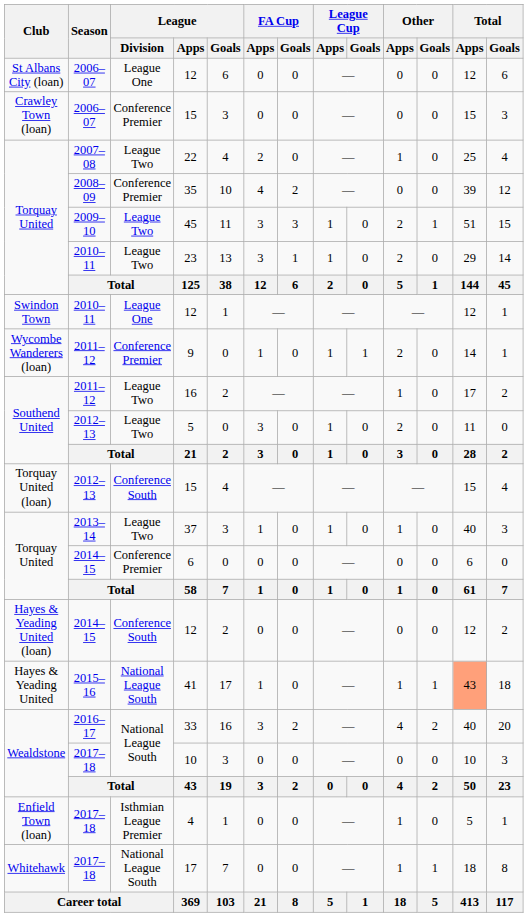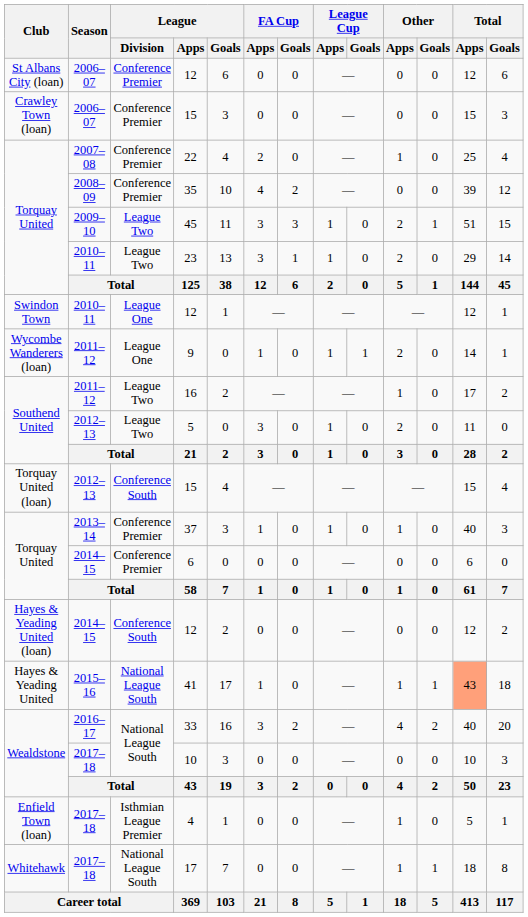(142, 75) League One -> (142, 75) Conference Premier
(142, 156) League Two -> (142, 156) Conference Premier
(142, 352) Conference Premier -> (142, 352) League One
(142, 528) League Two -> (142, 528) Conference Premier
